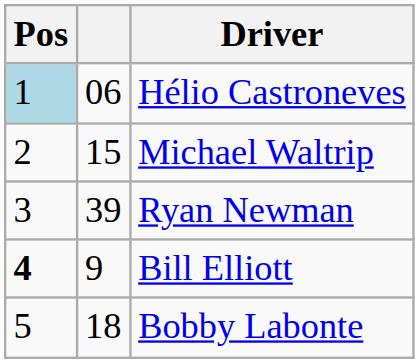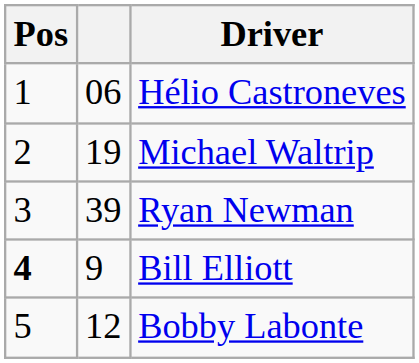(23, 92) lightblue background -> (23, 92) no background
(103, 150) 15 -> (103, 150) 19
(103, 326) 18 -> (103, 326) 12
